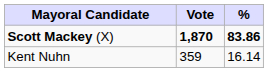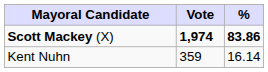(196, 36) 1,870 -> (196, 36) 1,974
